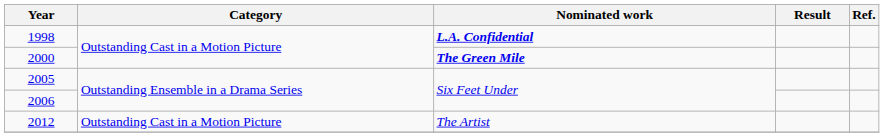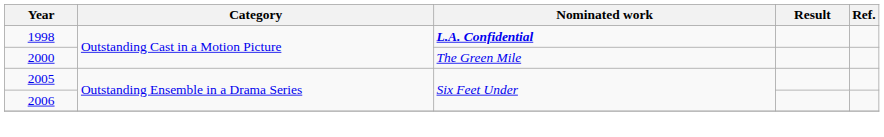(481, 57) bold -> (479, 57) normal
- row: (41, 121)
